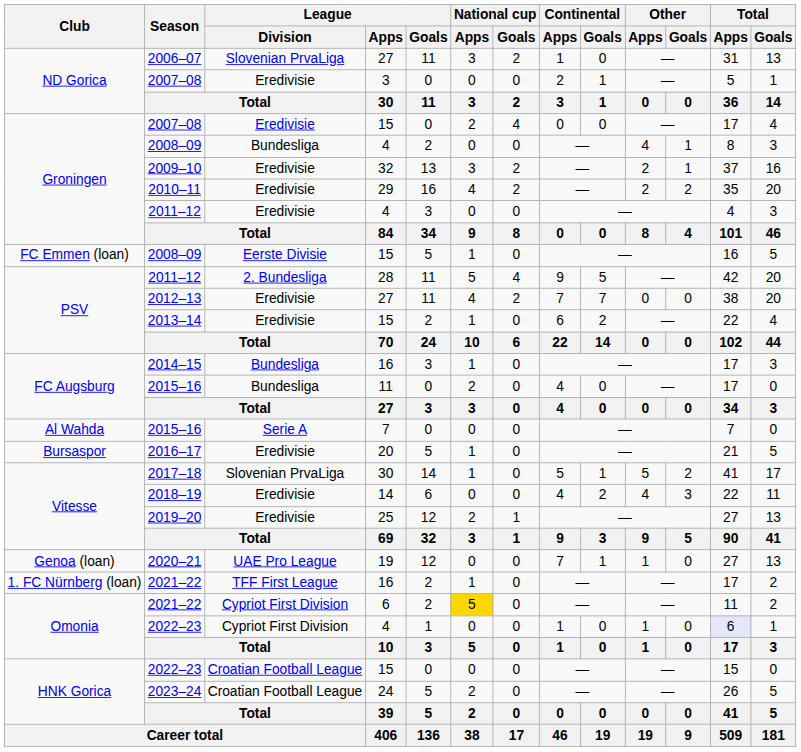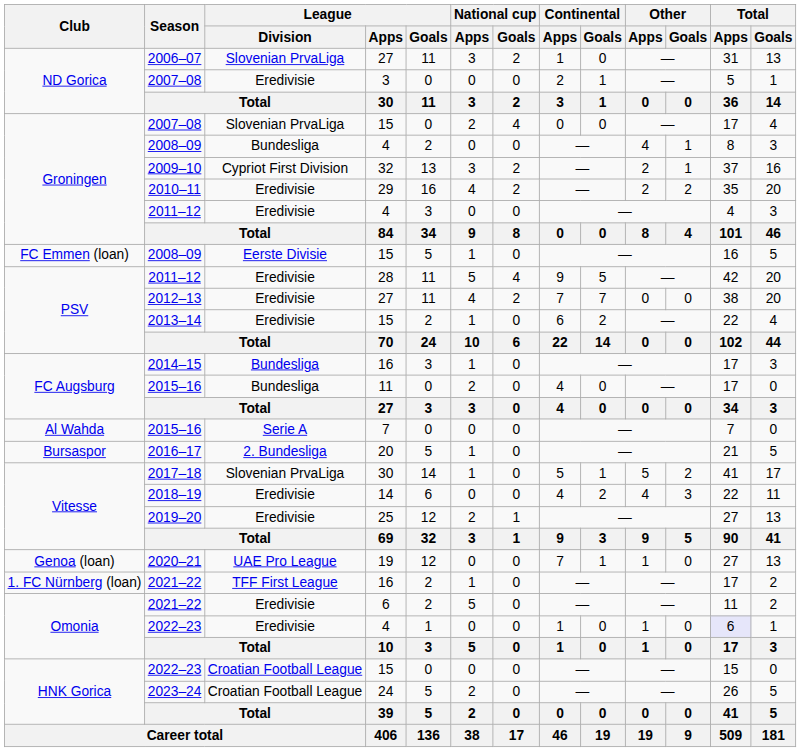(285, 124) Eredivisie -> (285, 124) Slovenian PrvaLiga
(285, 168) Eredivisie -> (285, 168) Cypriot First Division
(285, 277) 2. Bundesliga -> (285, 277) Eredivisie
(285, 451) Eredivisie -> (285, 451) 2. Bundesliga
(285, 604) Cypriot First Division -> (285, 604) Eredivisie
(472, 604) gold background -> (472, 604) no background
(285, 626) Cypriot First Division -> (285, 626) Eredivisie
